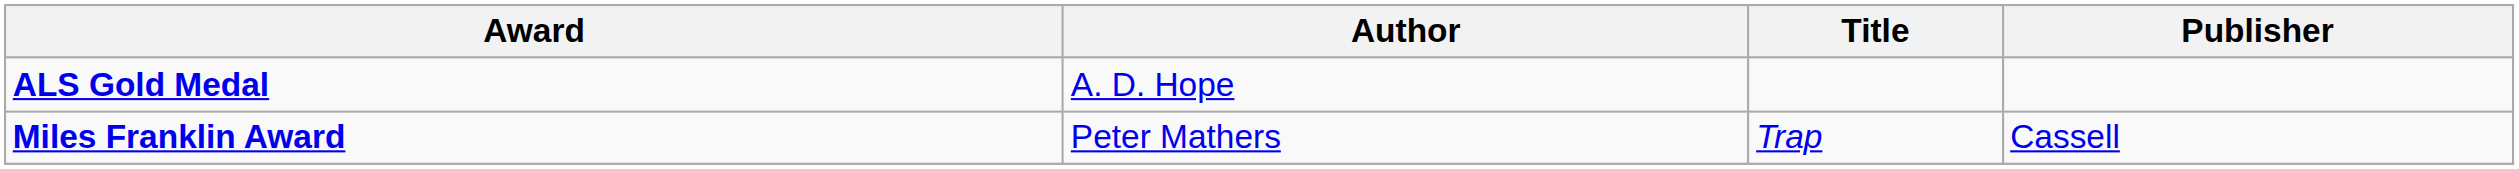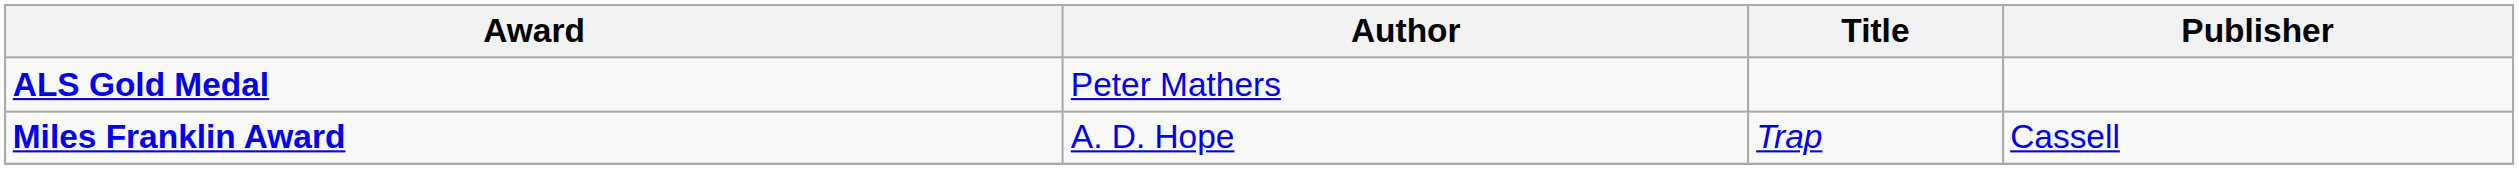(1153, 84) A. D. Hope -> (1176, 84) Peter Mathers
(1176, 137) Peter Mathers -> (1153, 137) A. D. Hope
